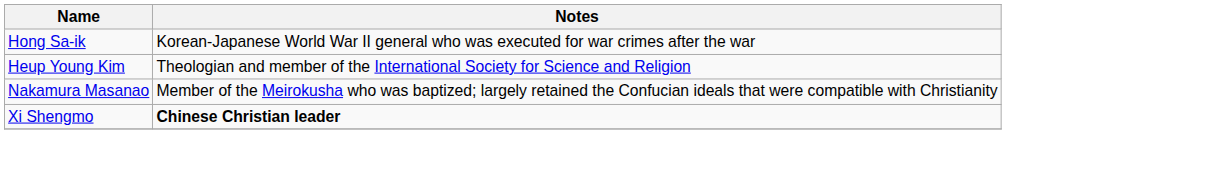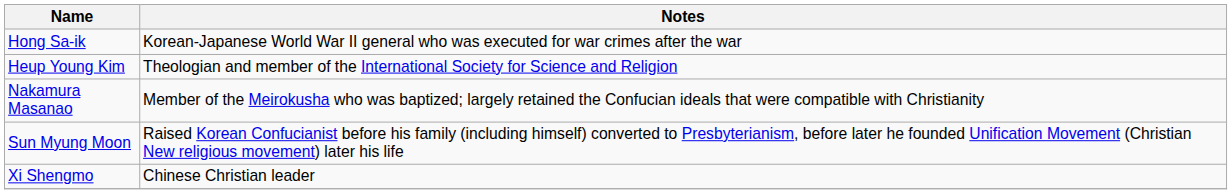+ row: (70, 142)
(248, 116) bold -> (229, 176) normal
